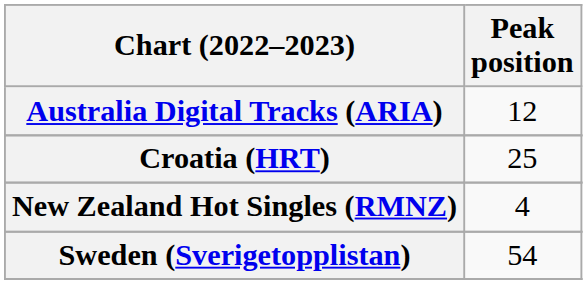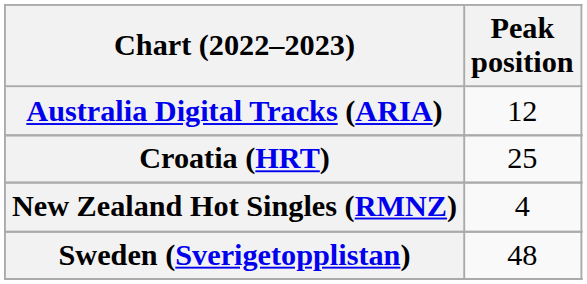(522, 254) 54 -> (522, 254) 48
